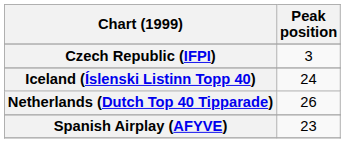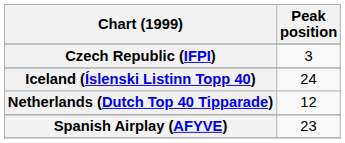(309, 102) 26 -> (309, 102) 12
